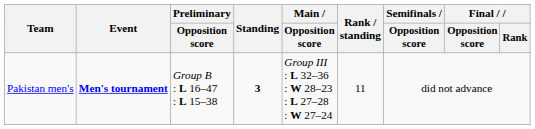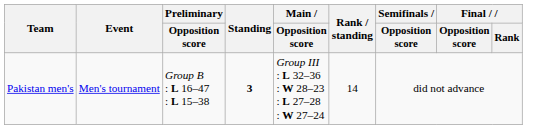(123, 89) bold -> (119, 89) normal
(360, 89) 11 -> (352, 89) 14
